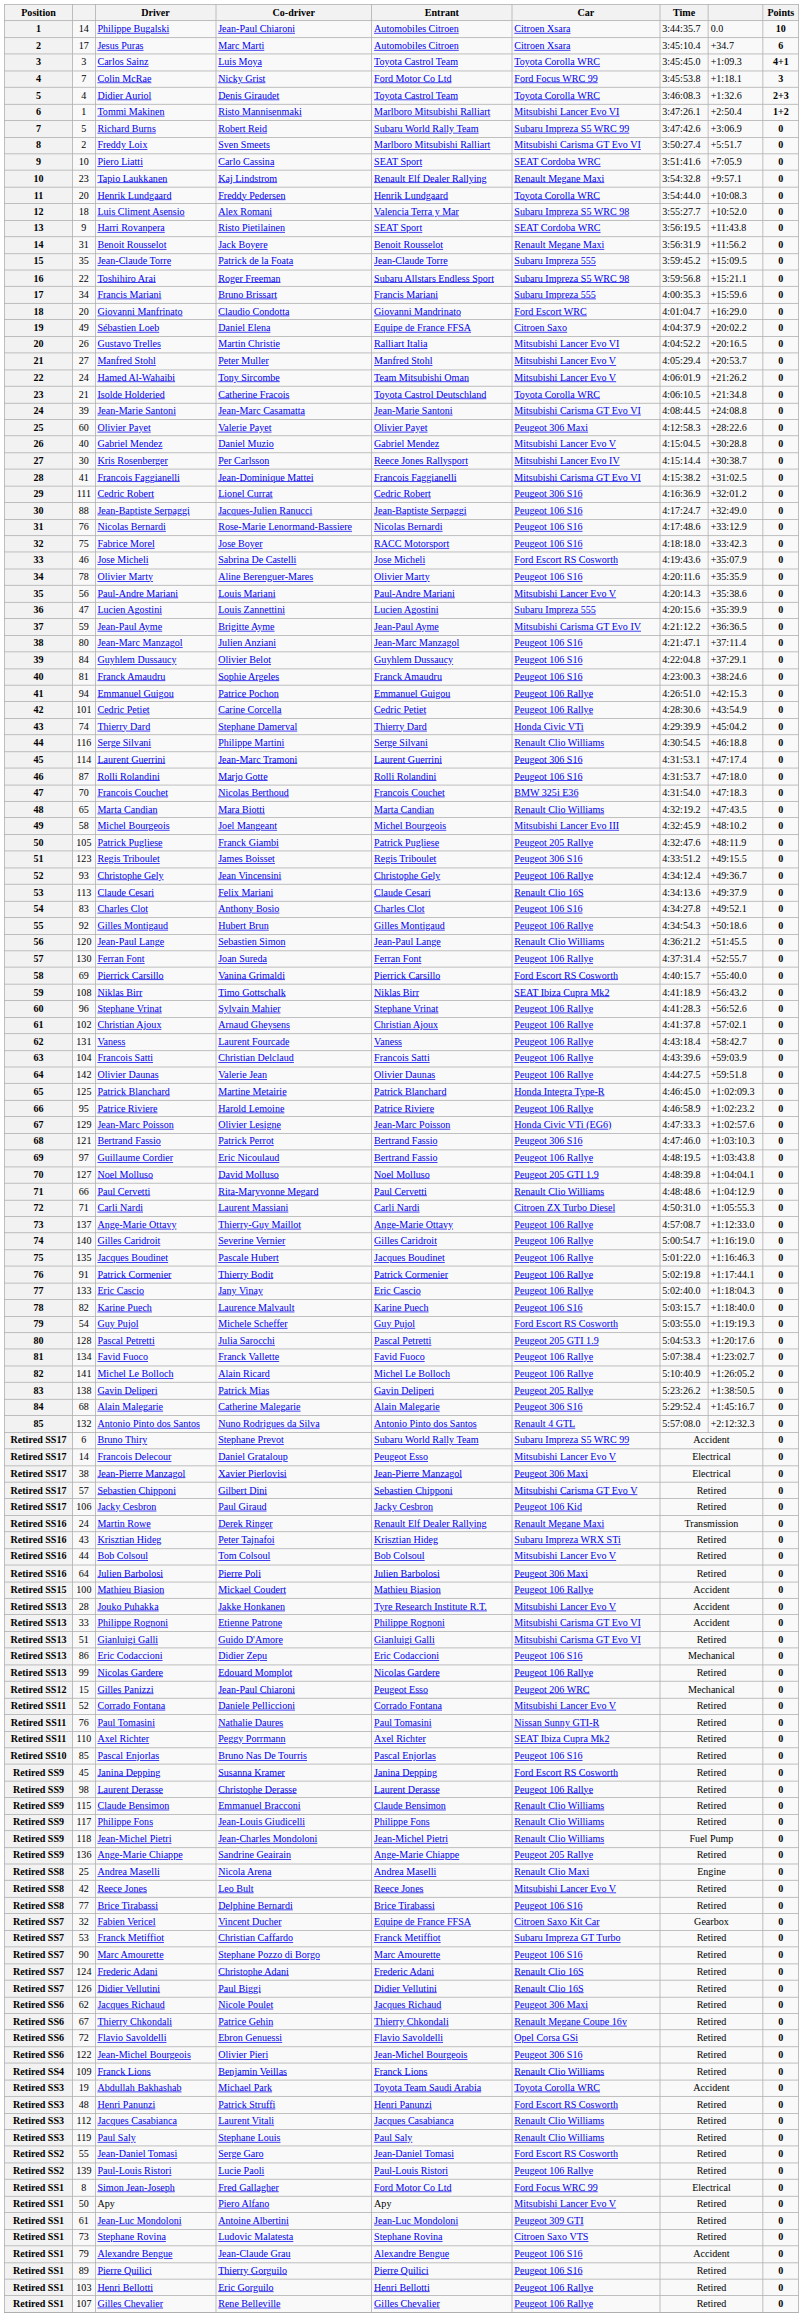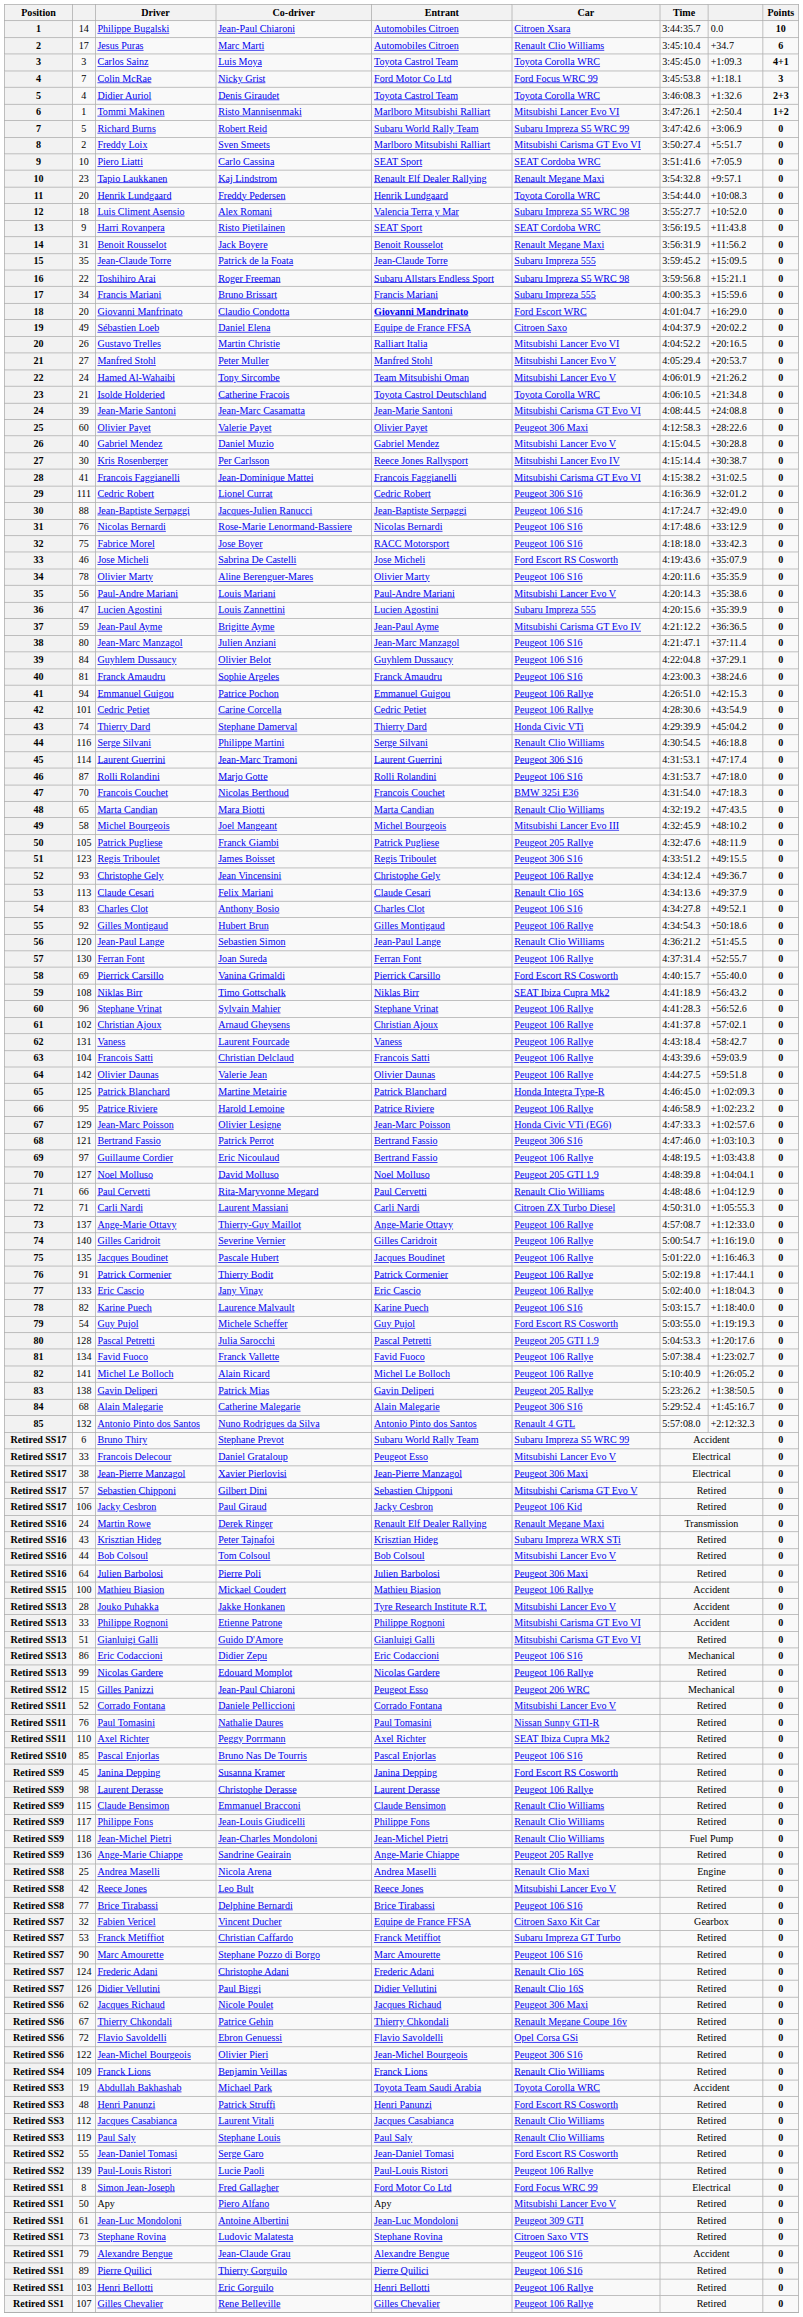(542, 45) Citroen Xsara -> (559, 45) Renault Clio Williams
(418, 311) normal -> (421, 311) bold
(84, 1456) 14 -> (84, 1456) 33
